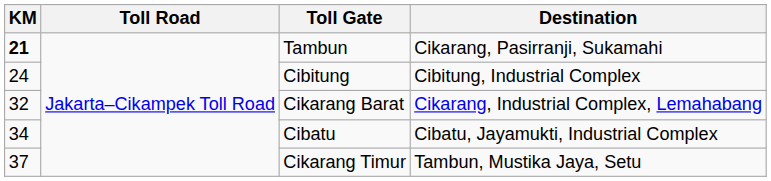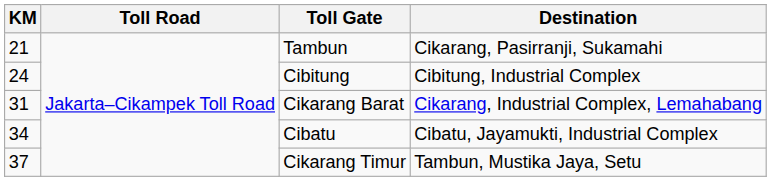(19, 47) bold -> (19, 47) normal
(19, 104) 32 -> (19, 104) 31
